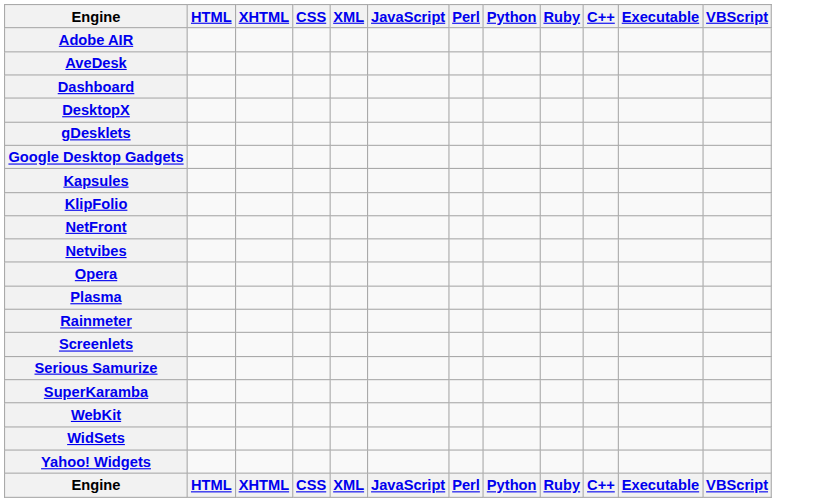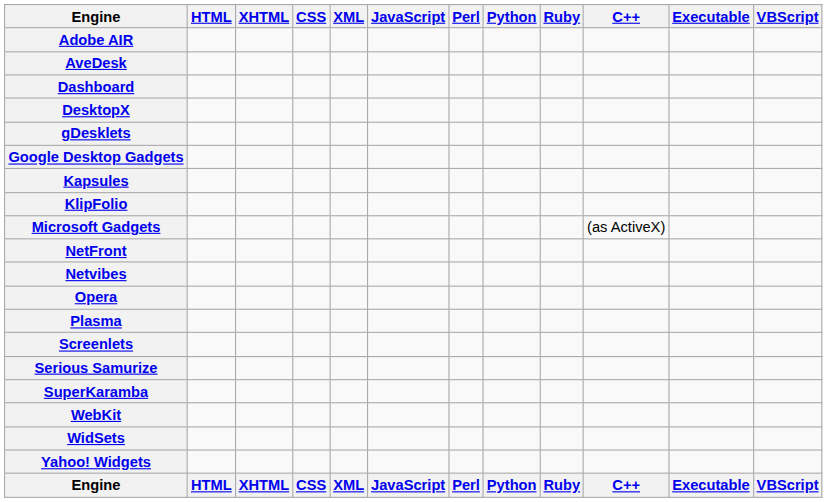+ row: (96, 228)
- row: (96, 321)
